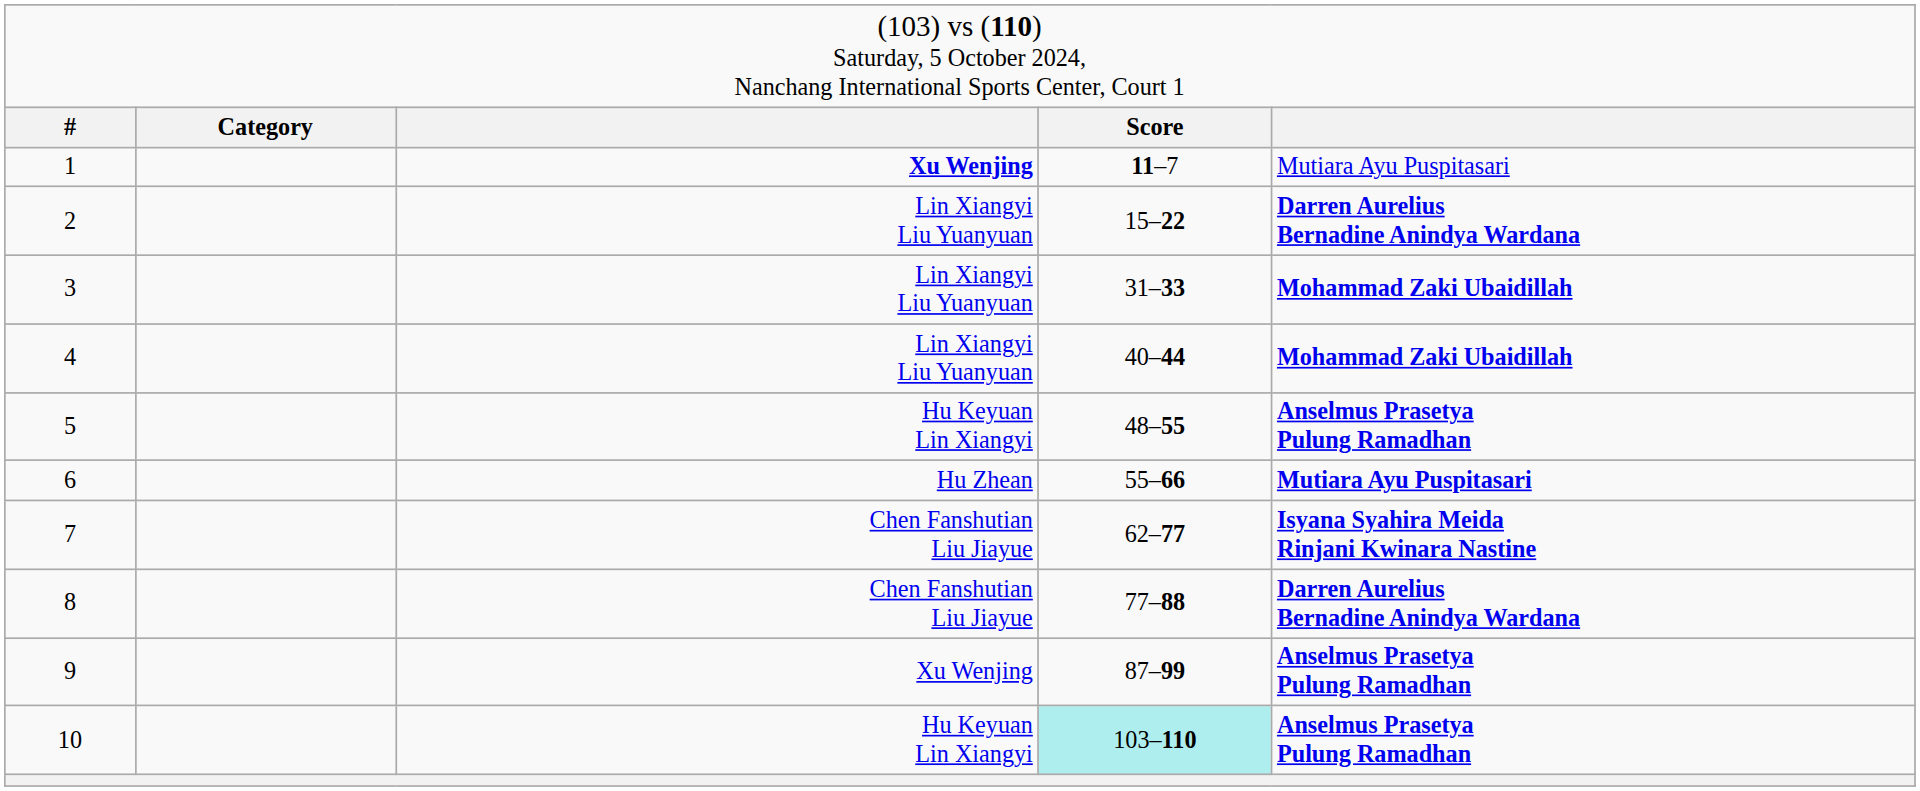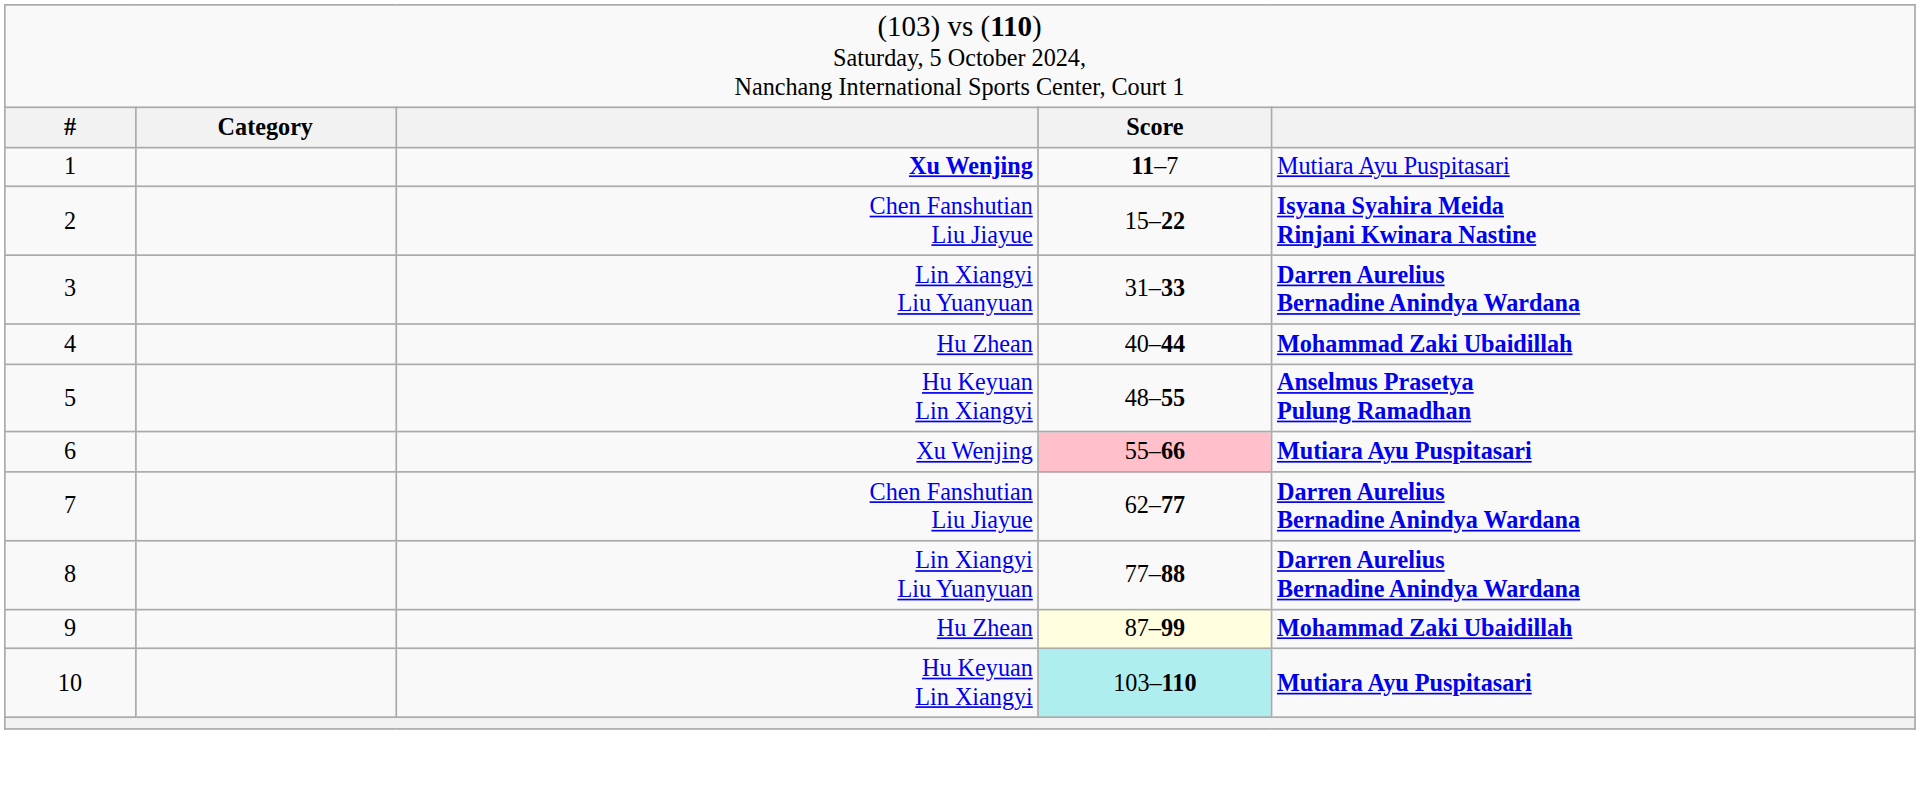(965, 220) Lin Xiangyi Liu Yuanyuan -> (951, 220) Chen Fanshutian Liu Jiayue
(1429, 220) Darren Aurelius Bernadine Anindya Wardana -> (1407, 220) Isyana Syahira Meida Rinjani Kwinara Nastine
(1425, 289) Mohammad Zaki Ubaidillah -> (1429, 289) Darren Aurelius Bernadine Anindya Wardana
(965, 357) Lin Xiangyi Liu Yuanyuan -> (985, 343) Hu Zhean
(985, 480) Hu Zhean -> (975, 451) Xu Wenjing
(1155, 480) no background -> (1155, 451) pink background
(1407, 534) Isyana Syahira Meida Rinjani Kwinara Nastine -> (1429, 506) Darren Aurelius Bernadine Anindya Wardana
(951, 603) Chen Fanshutian Liu Jiayue -> (965, 574) Lin Xiangyi Liu Yuanyuan
(975, 671) Xu Wenjing -> (985, 628) Hu Zhean
(1155, 671) no background -> (1155, 628) lightyellow background
(1375, 671) Anselmus Prasetya Pulung Ramadhan -> (1425, 628) Mohammad Zaki Ubaidillah
(1375, 740) Anselmus Prasetya Pulung Ramadhan -> (1404, 682) Mutiara Ayu Puspitasari
